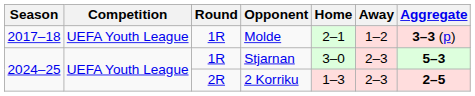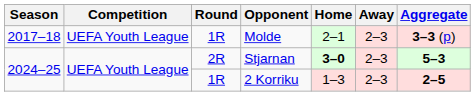(376, 36) 1–2 -> (376, 36) 2–3
(216, 58) 1R -> (216, 58) 2R
(334, 58) normal -> (334, 58) bold
(216, 79) 2R -> (216, 79) 1R
